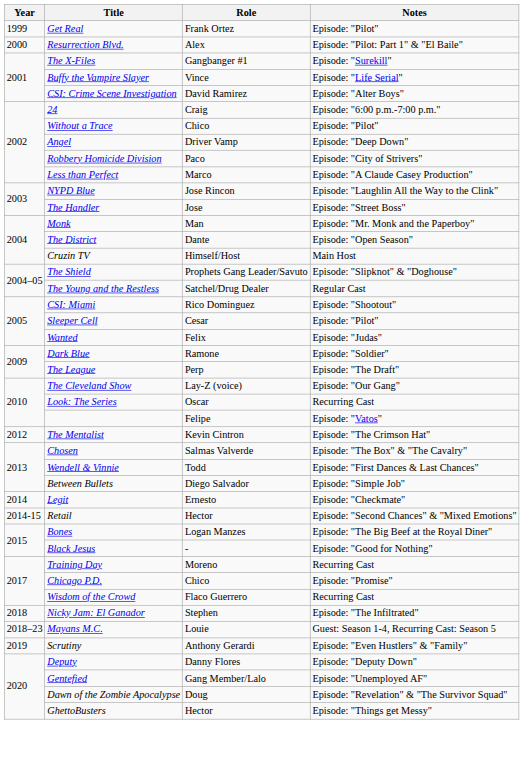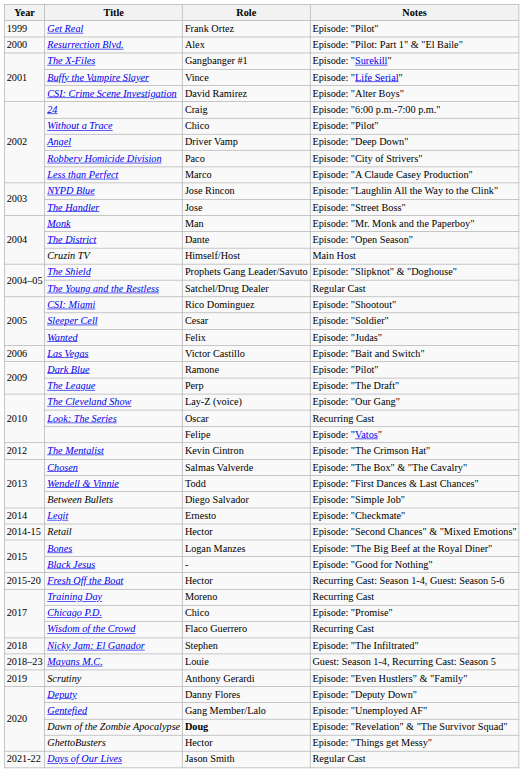(346, 321) Episode: "Pilot" -> (351, 321) Episode: "Soldier"
+ row: (68, 353)
(351, 353) Episode: "Soldier" -> (346, 369) Episode: "Pilot"
+ row: (85, 581)
(196, 694) normal -> (197, 727) bold
+ row: (85, 759)
